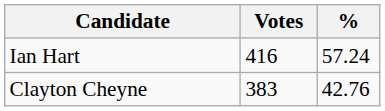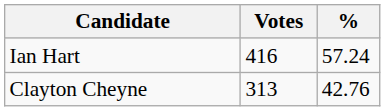(261, 88) 383 -> (261, 88) 313
